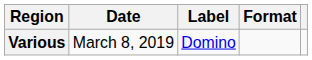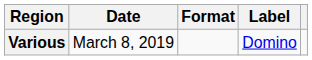columns swapped: (209, 17) <-> (270, 17)
